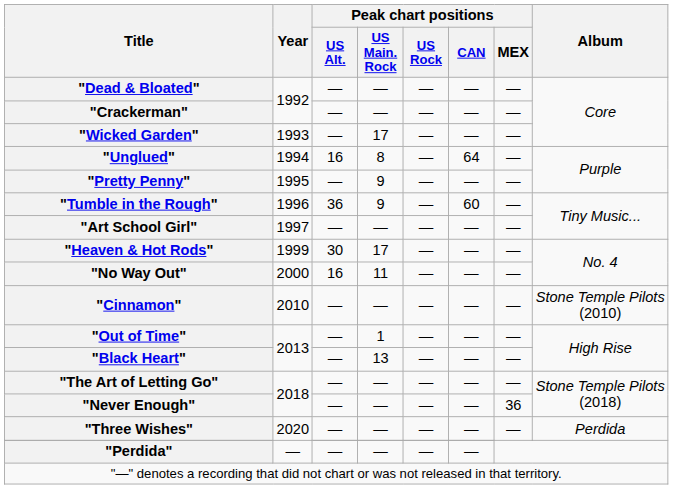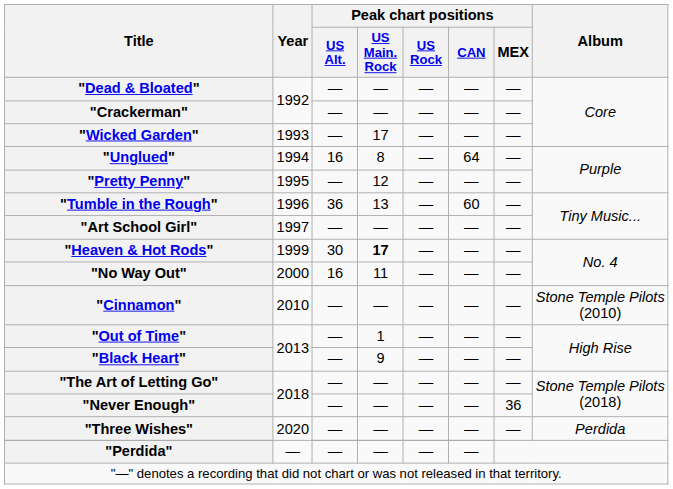(381, 181) 9 -> (381, 181) 12
(381, 204) 9 -> (381, 204) 13
(381, 250) normal -> (381, 250) bold
(381, 359) 13 -> (381, 359) 9
